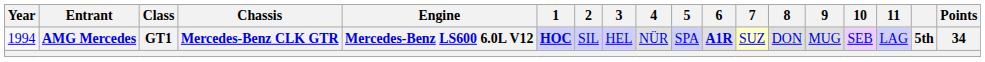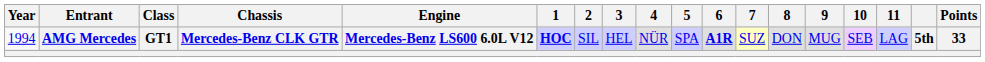(959, 38) 34 -> (959, 38) 33
